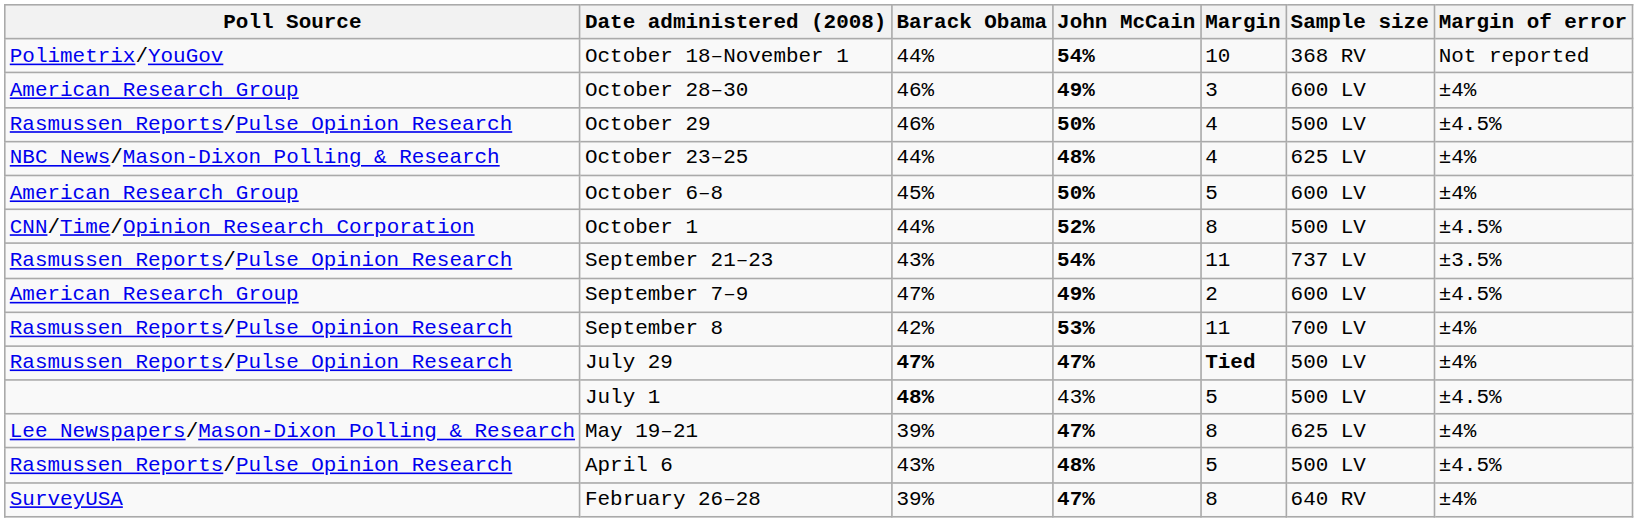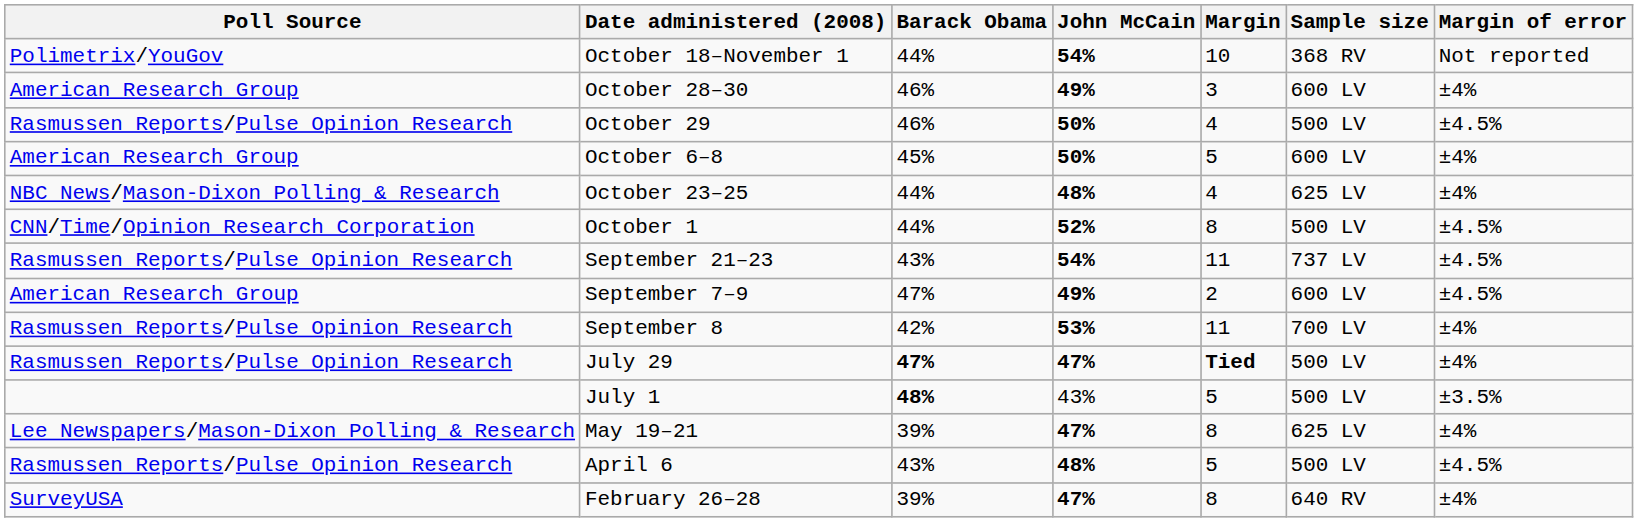rows swapped: (667, 158) <-> (654, 192)
(1470, 261) ±3.5% -> (1470, 261) ±4.5%
(1470, 397) ±4.5% -> (1470, 397) ±3.5%
